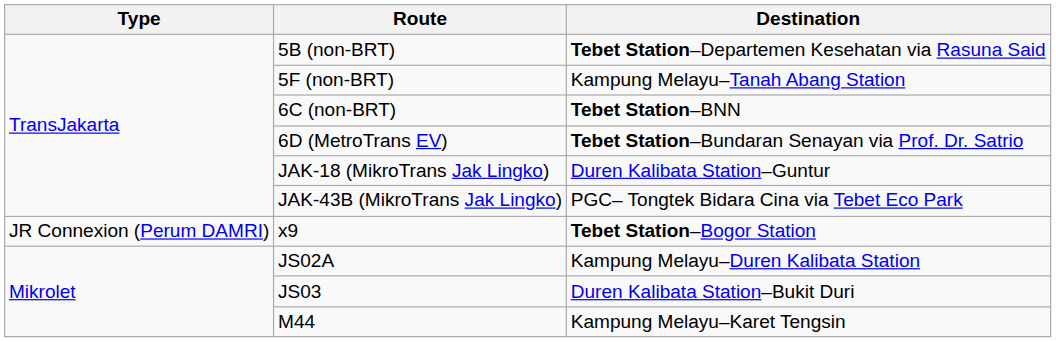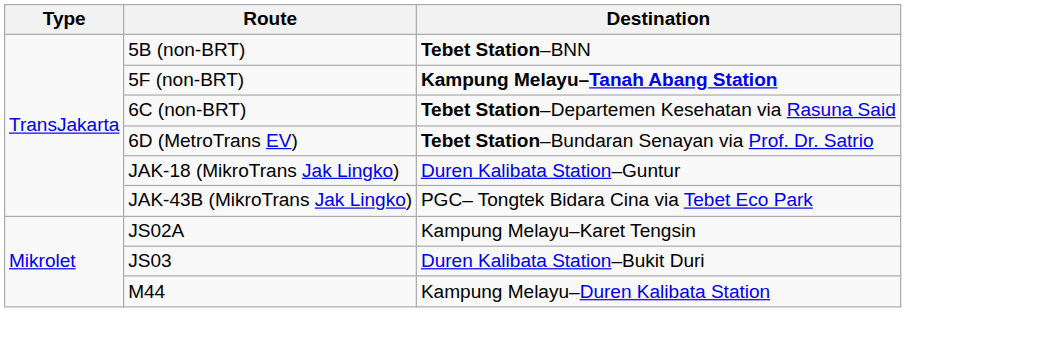(808, 49) Tebet Station–Departemen Kesehatan via Rasuna Said -> (506, 49) Tebet Station–BNN
(738, 79) normal -> (599, 79) bold
(656, 110) Tebet Station–BNN -> (658, 110) Tebet Station–Departemen Kesehatan via Rasuna Said
- row: (288, 230)
(745, 261) Kampung Melayu–Duren Kalibata Station -> (558, 230) Kampung Melayu–Karet Tengsin
(708, 321) Kampung Melayu–Karet Tengsin -> (596, 291) Kampung Melayu–Duren Kalibata Station
